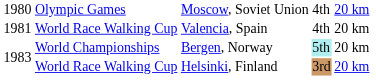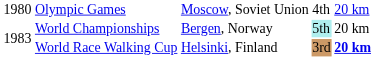- row: (224, 28)
(352, 66) normal -> (353, 47) bold
